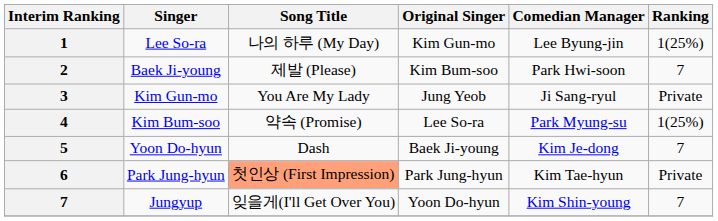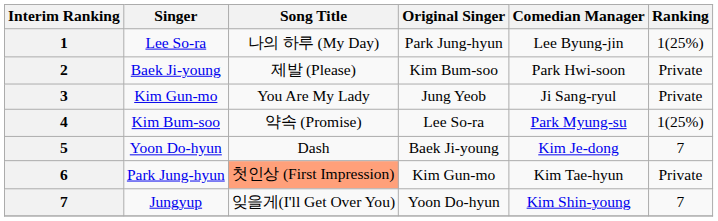(454, 42) Kim Gun-mo -> (454, 42) Park Jung-hyun
(680, 70) 7 -> (680, 70) Private
(454, 174) Park Jung-hyun -> (454, 174) Kim Gun-mo
